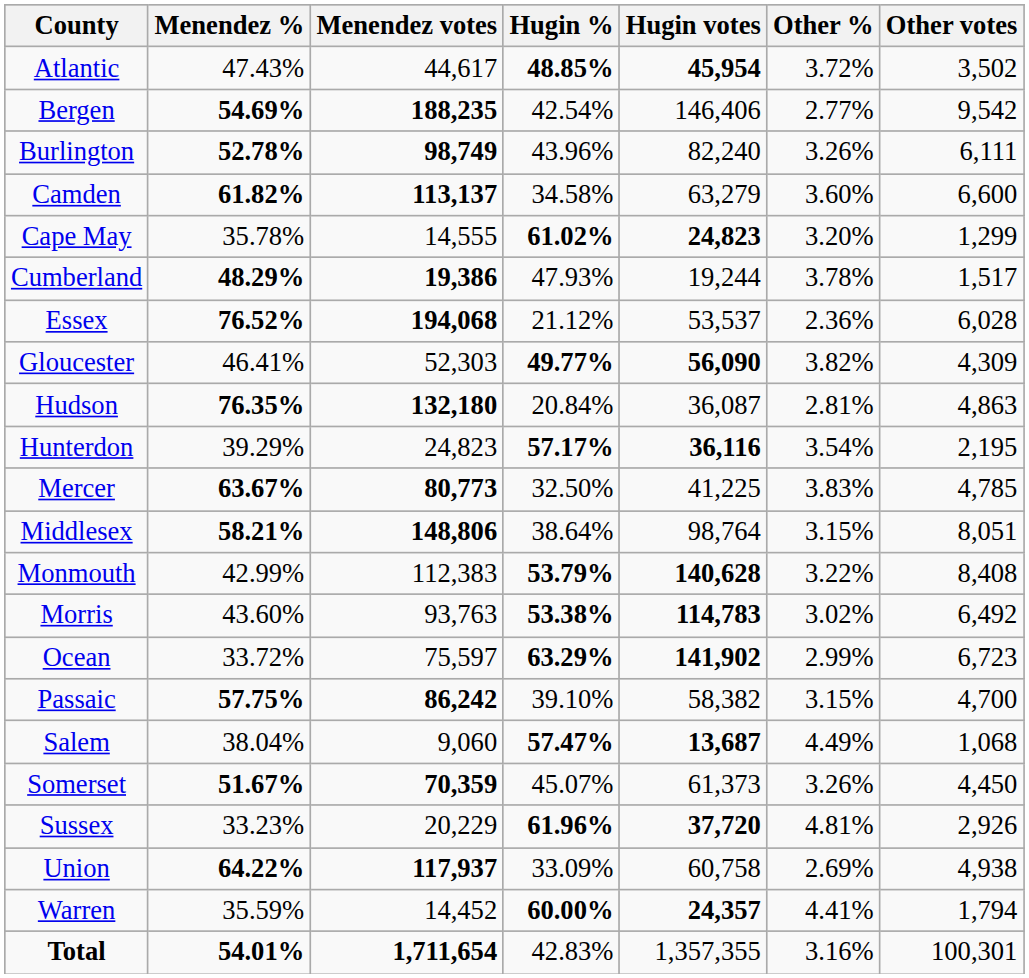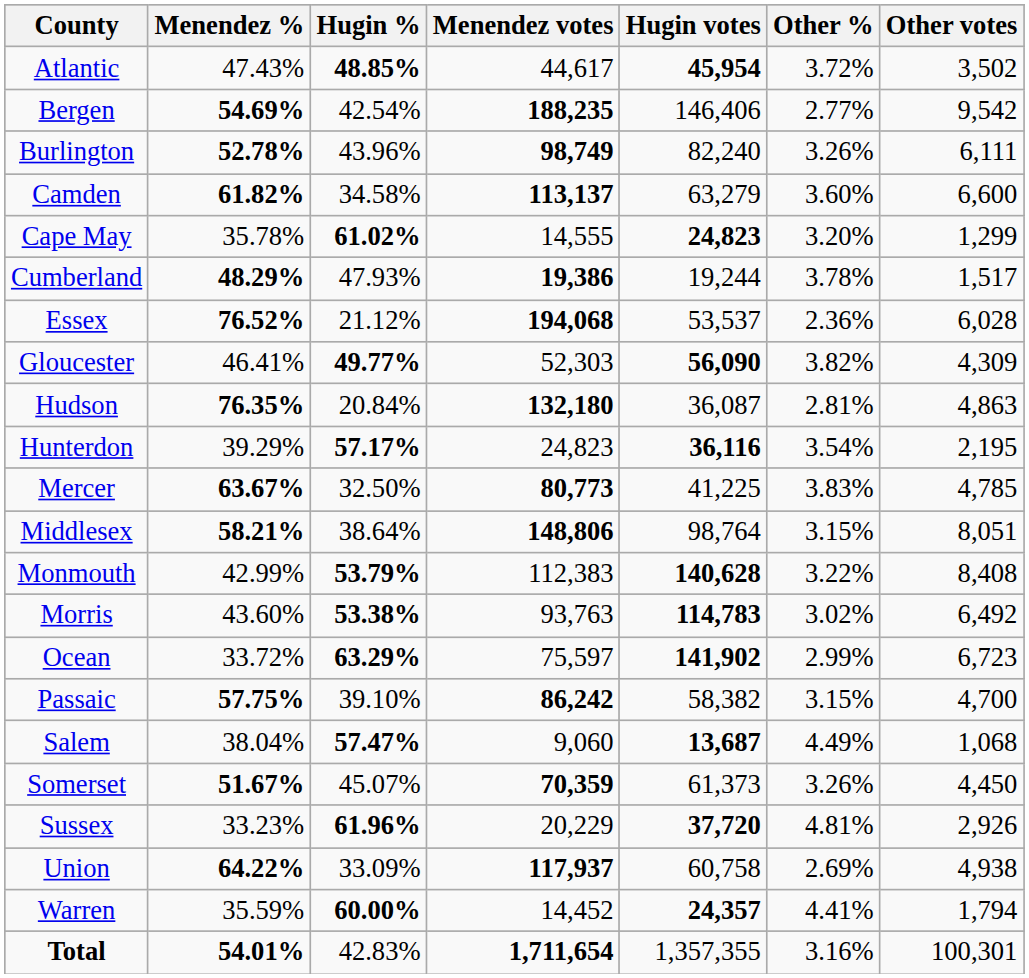columns swapped: (407, 25) <-> (561, 25)
